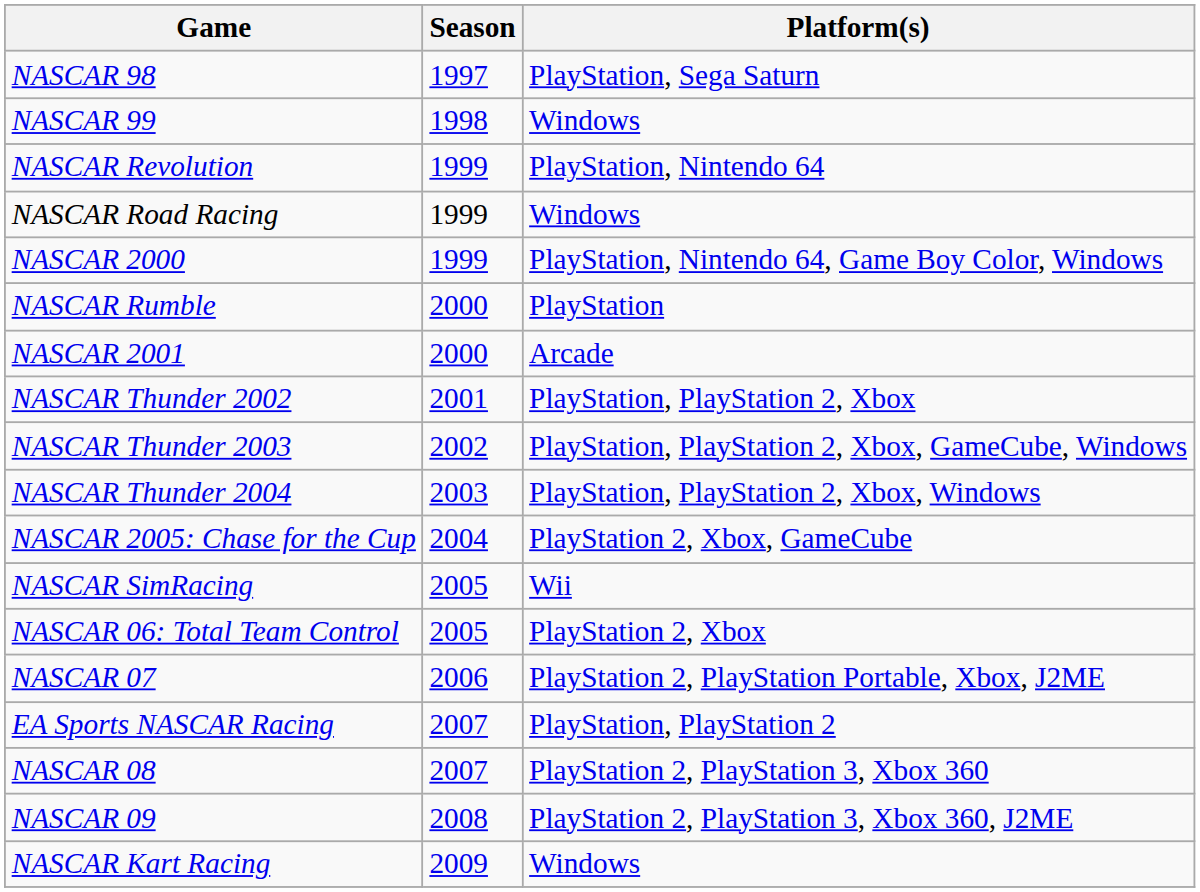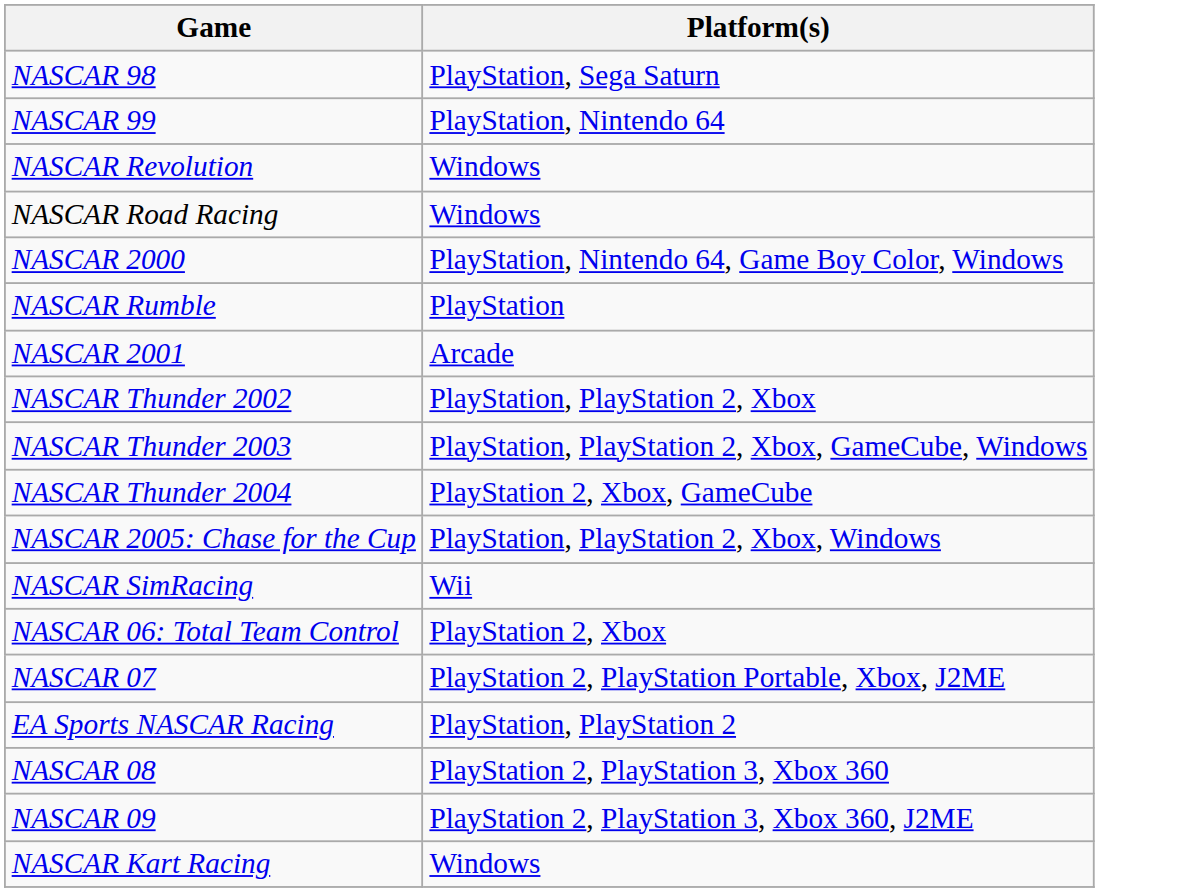- column: (473, 27)
(585, 120) Windows -> (577, 120) PlayStation, Nintendo 64
(677, 167) PlayStation, Nintendo 64 -> (485, 167) Windows
(785, 492) PlayStation, PlayStation 2, Xbox, Windows -> (621, 492) PlayStation 2, Xbox, GameCube
(721, 538) PlayStation 2, Xbox, GameCube -> (685, 538) PlayStation, PlayStation 2, Xbox, Windows
